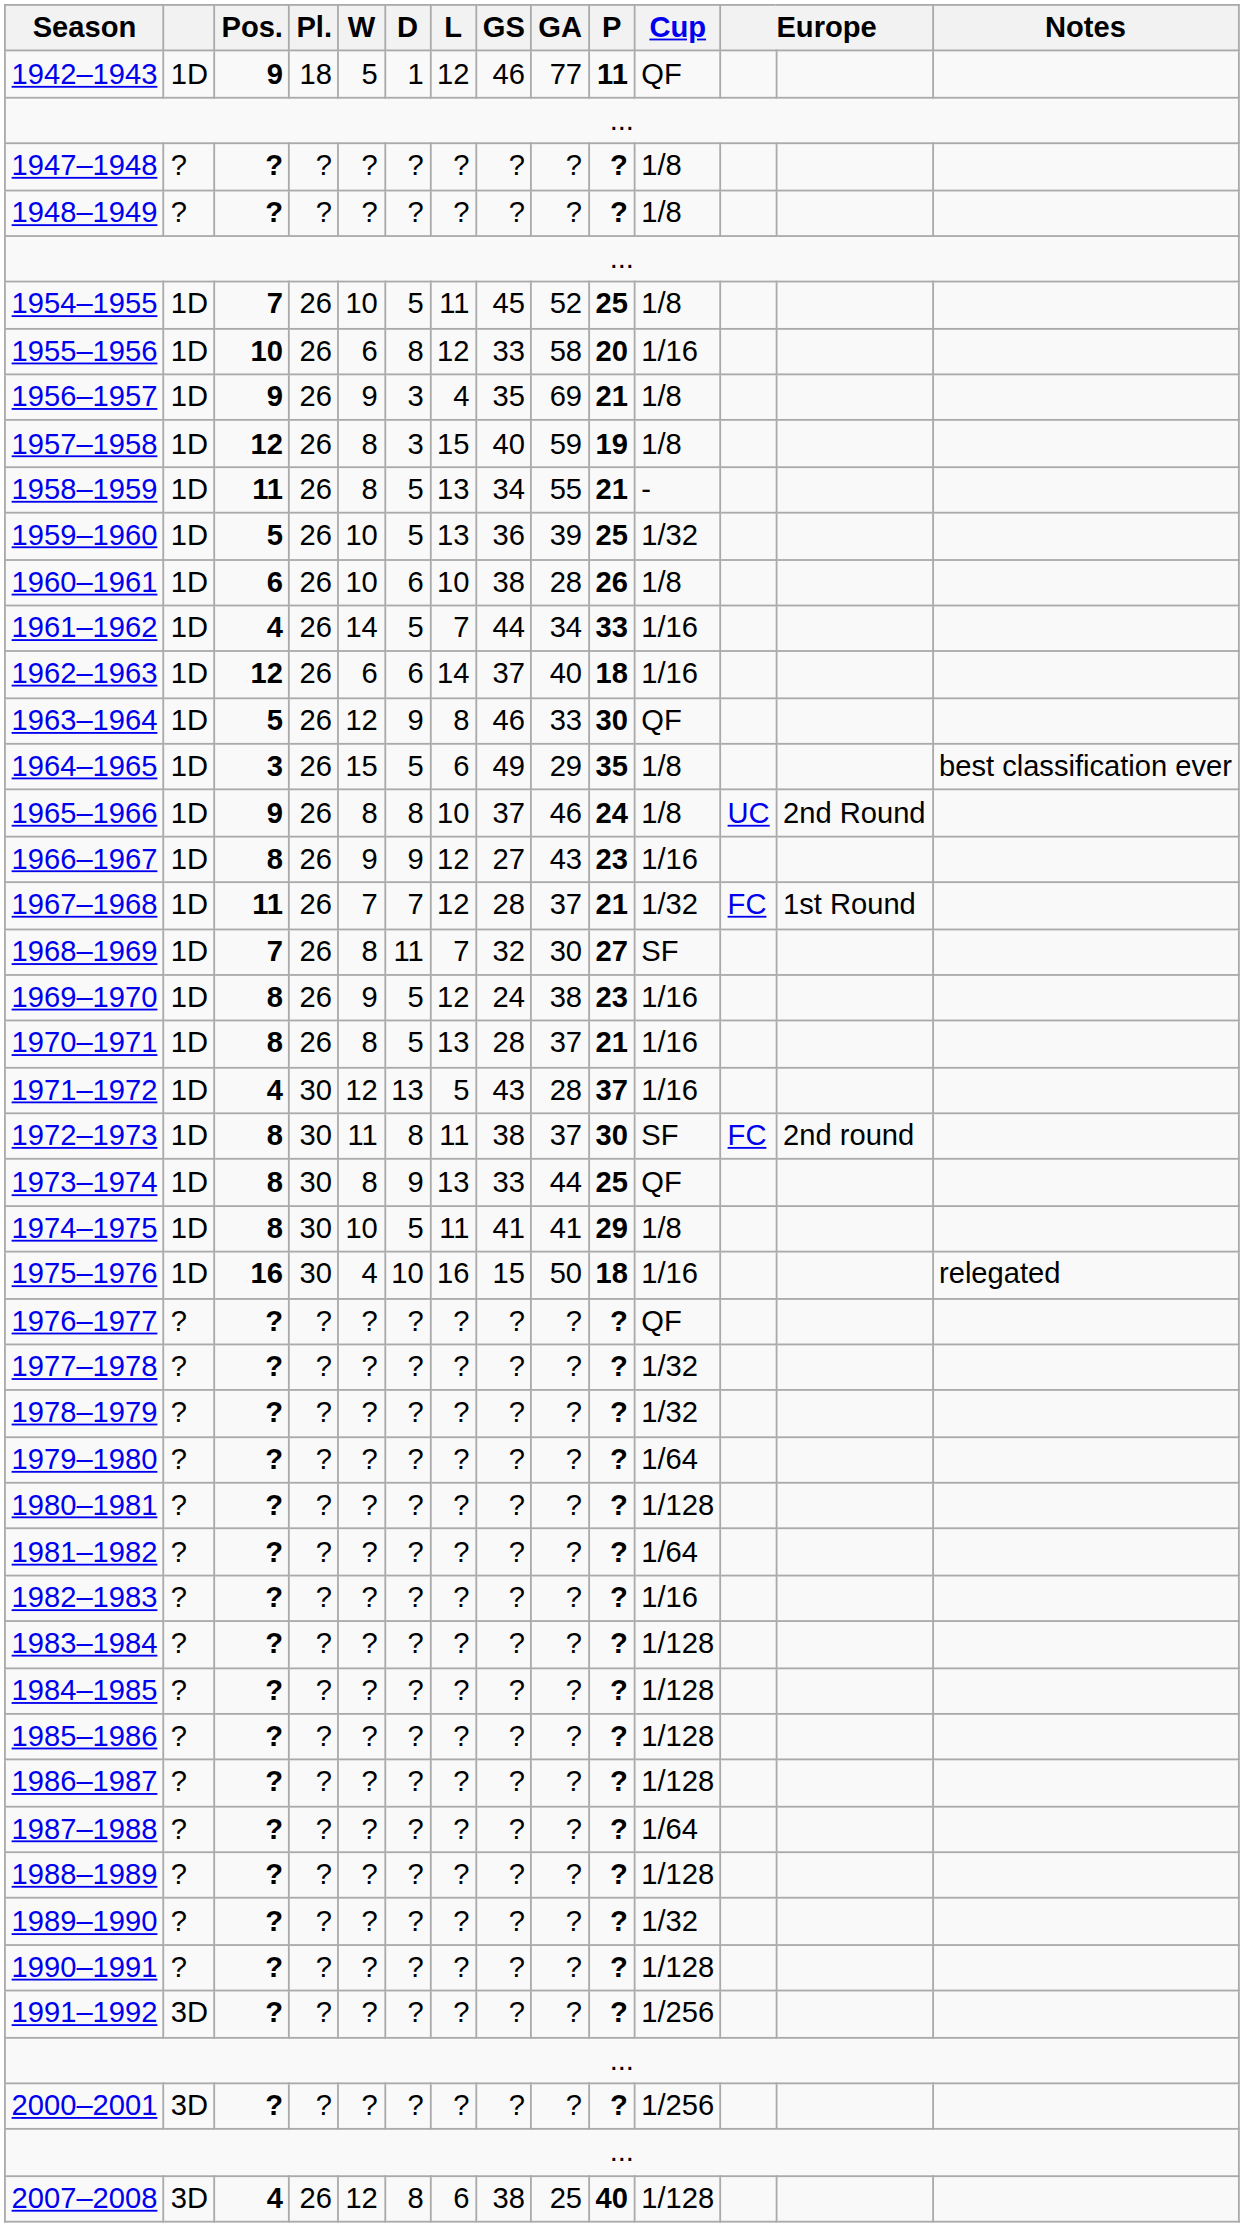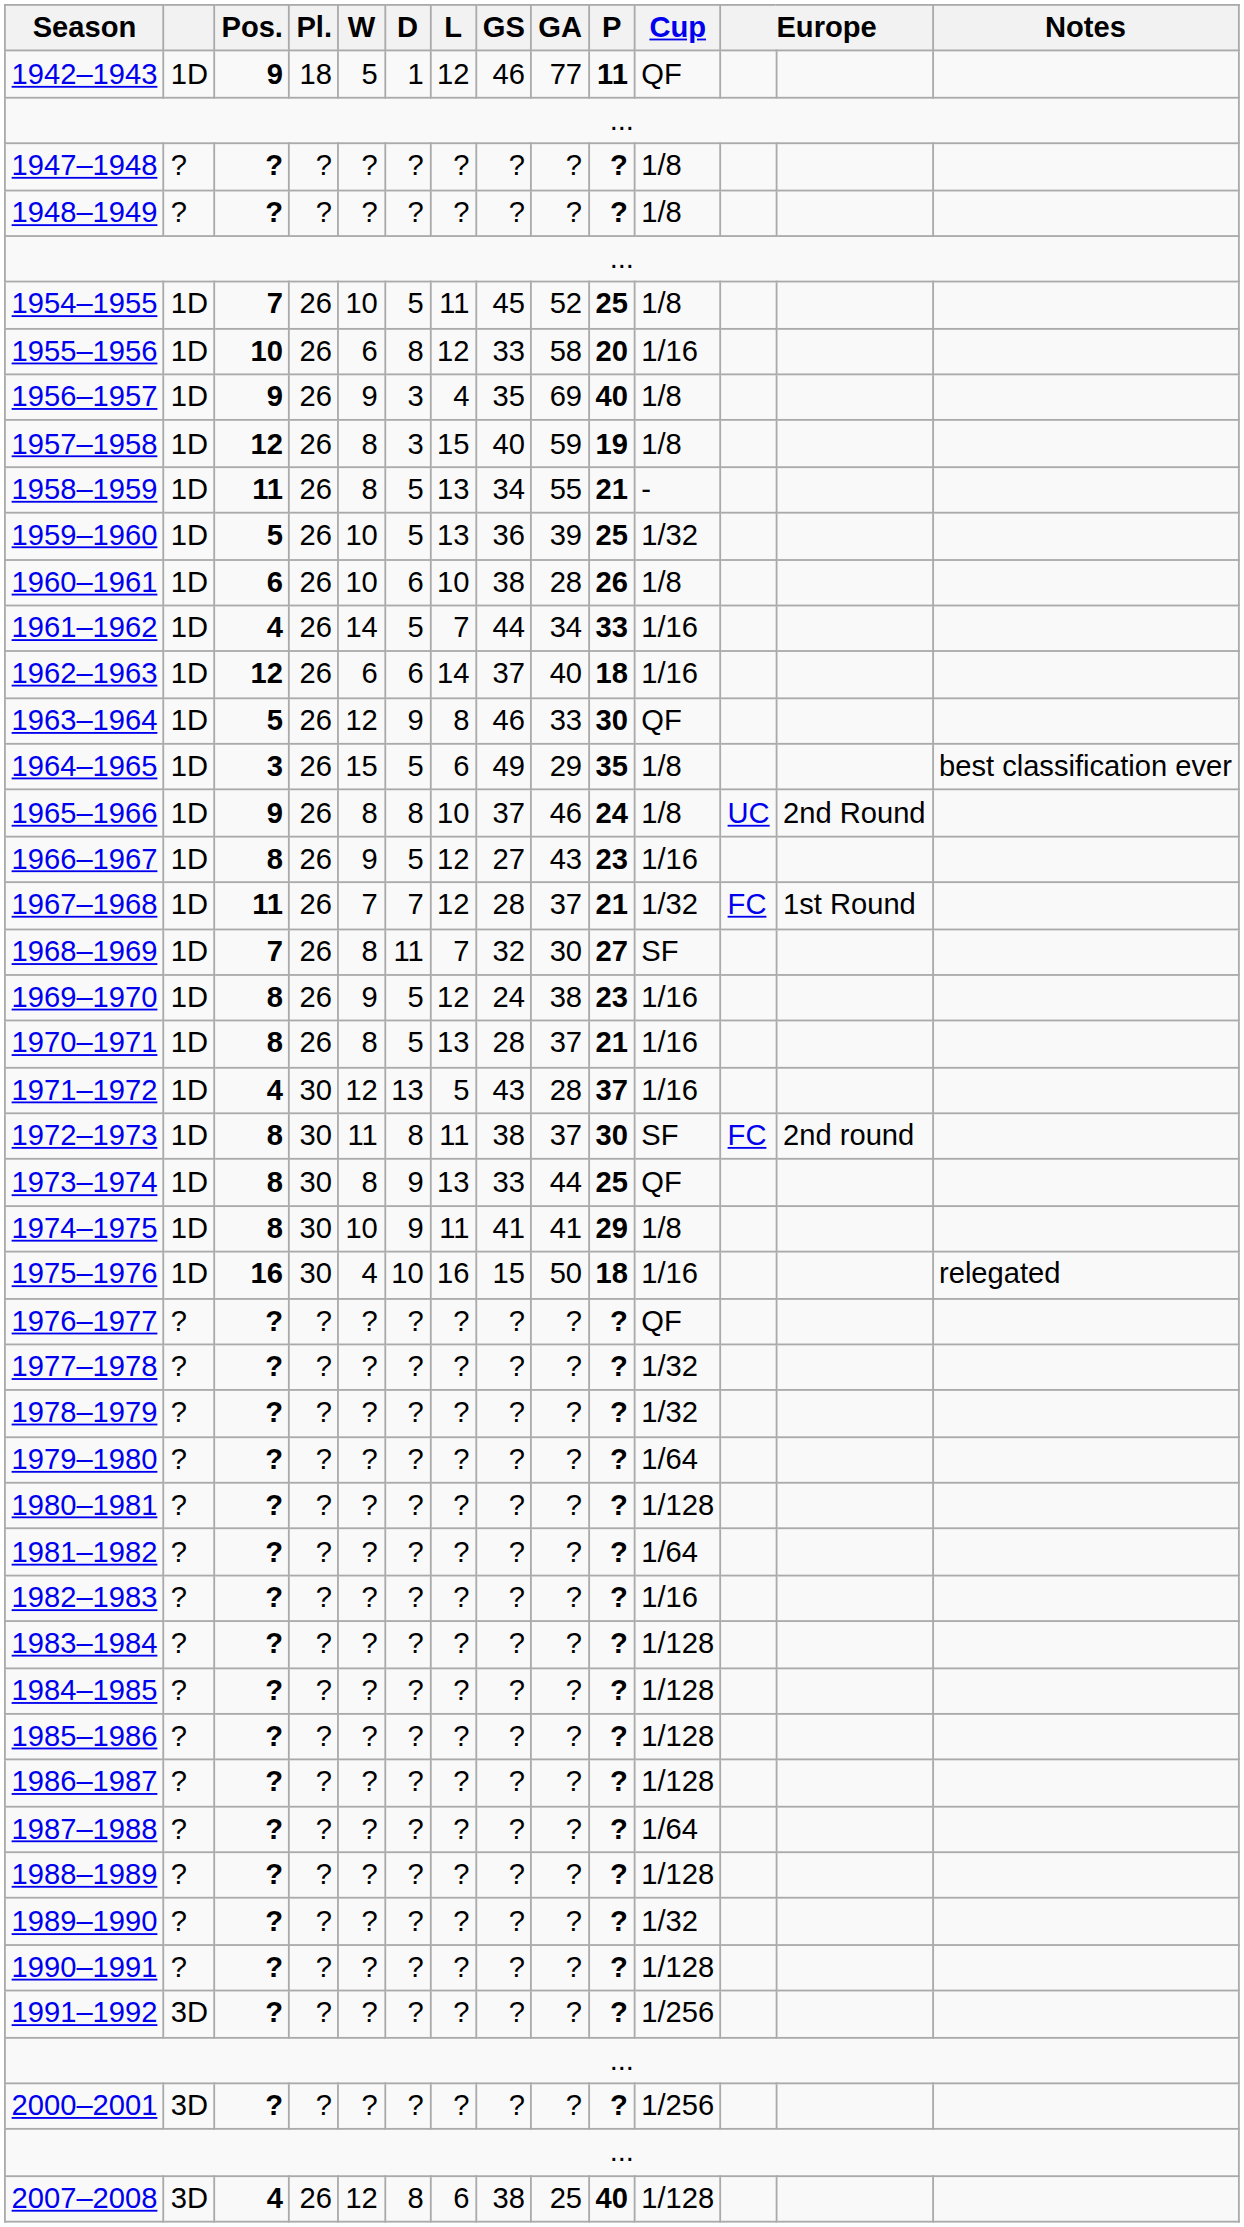(612, 397) 21 -> (612, 397) 40
(416, 858) 9 -> (416, 858) 5
(416, 1228) 5 -> (416, 1228) 9
